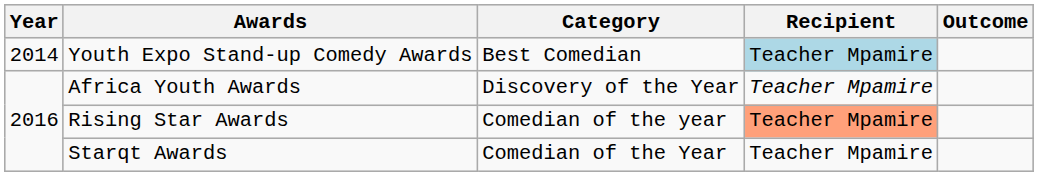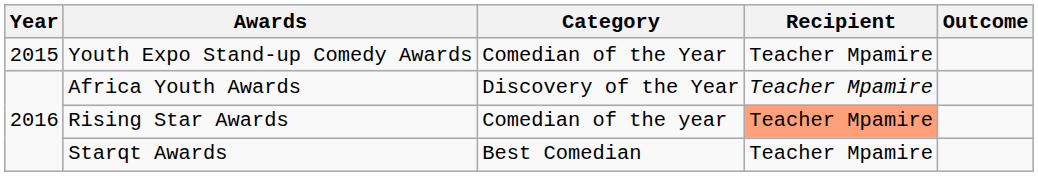(34, 55) 2014 -> (34, 55) 2015
(562, 55) Best Comedian -> (605, 55) Comedian of the Year
(841, 55) lightblue background -> (841, 55) no background
(605, 154) Comedian of the Year -> (562, 154) Best Comedian
